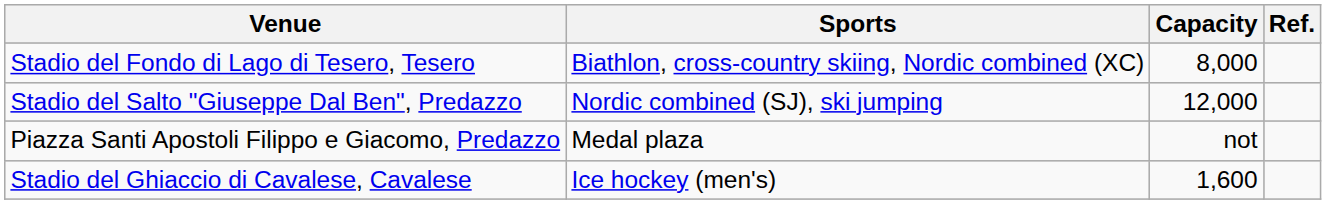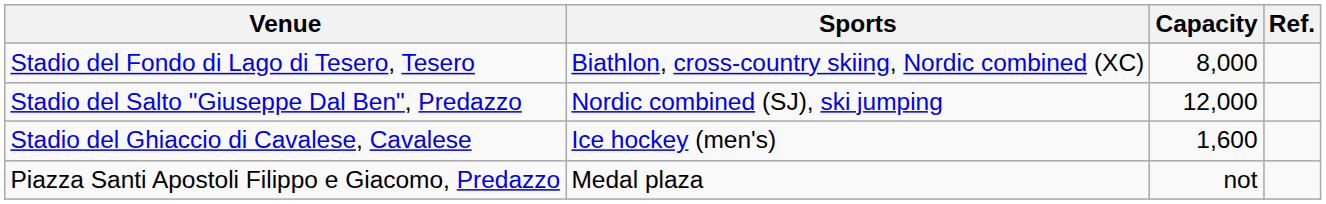rows swapped: (241, 179) <-> (285, 140)
